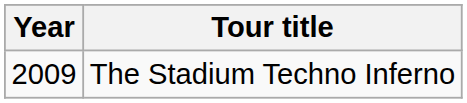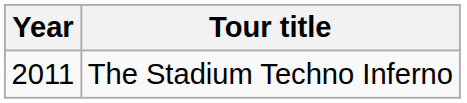(44, 73) 2009 -> (43, 73) 2011
